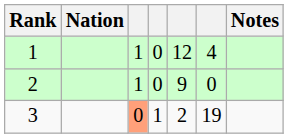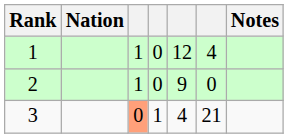(182, 116) 2 -> (182, 116) 4
(211, 116) 19 -> (211, 116) 21
